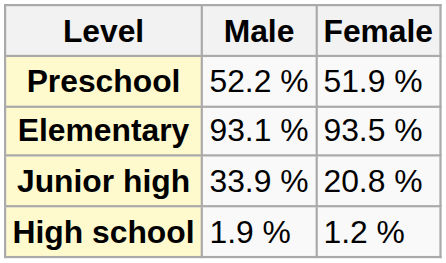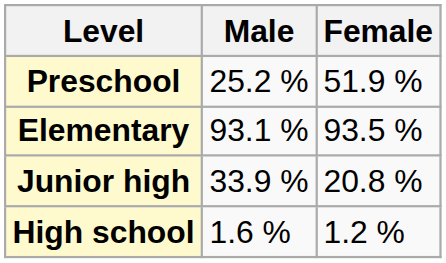(259, 81) 52.2 % -> (259, 81) 25.2 %
(250, 232) 1.9 % -> (250, 232) 1.6 %
